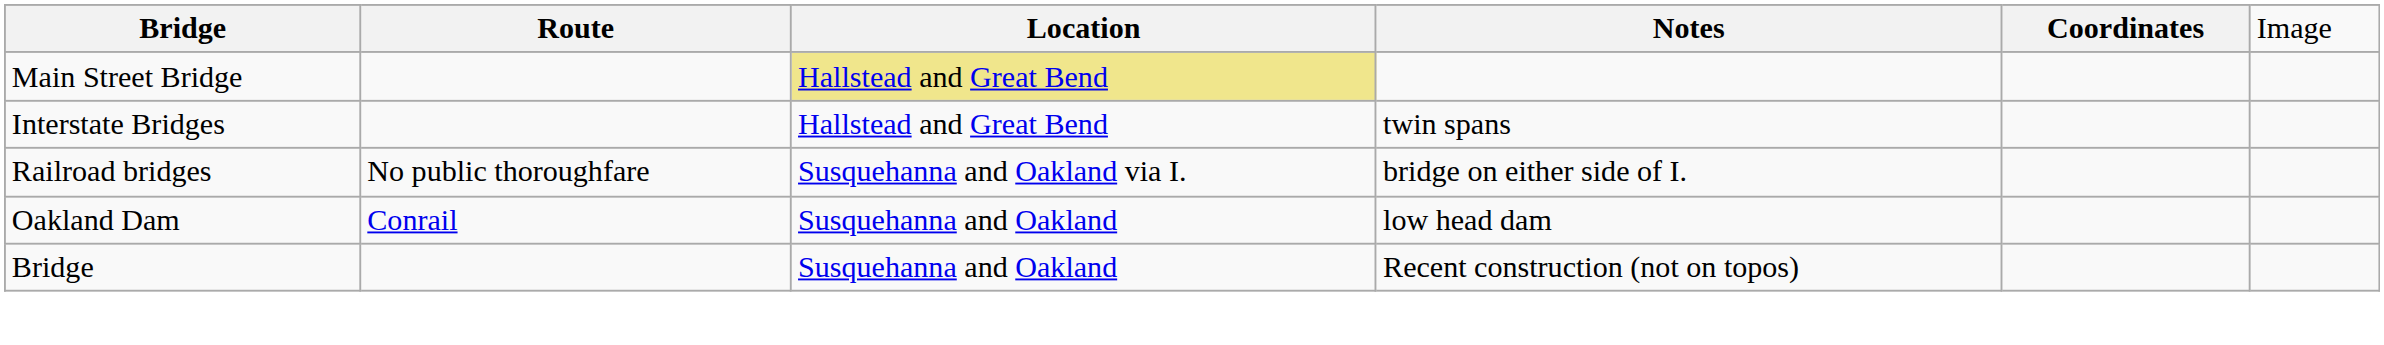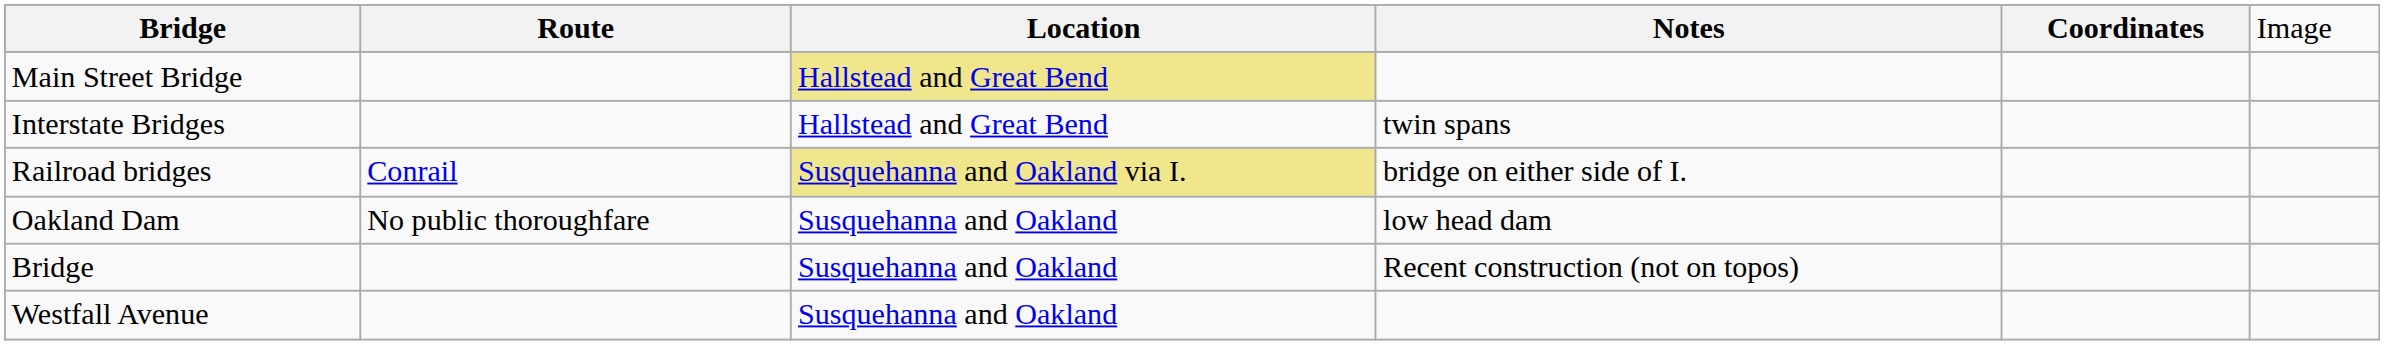(508, 171) No public thoroughfare -> (412, 171) Conrail
(992, 171) no background -> (992, 171) khaki background
(412, 219) Conrail -> (508, 219) No public thoroughfare
+ row: (110, 314)
